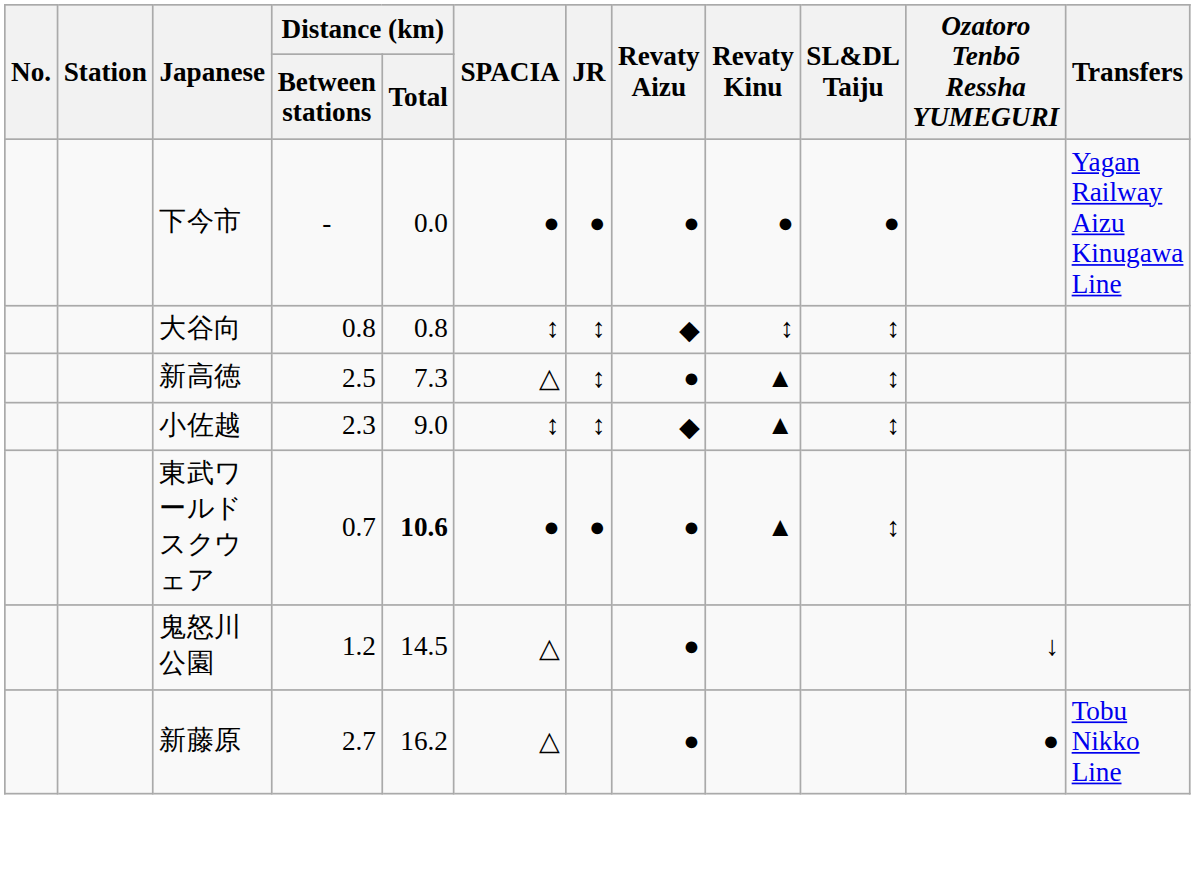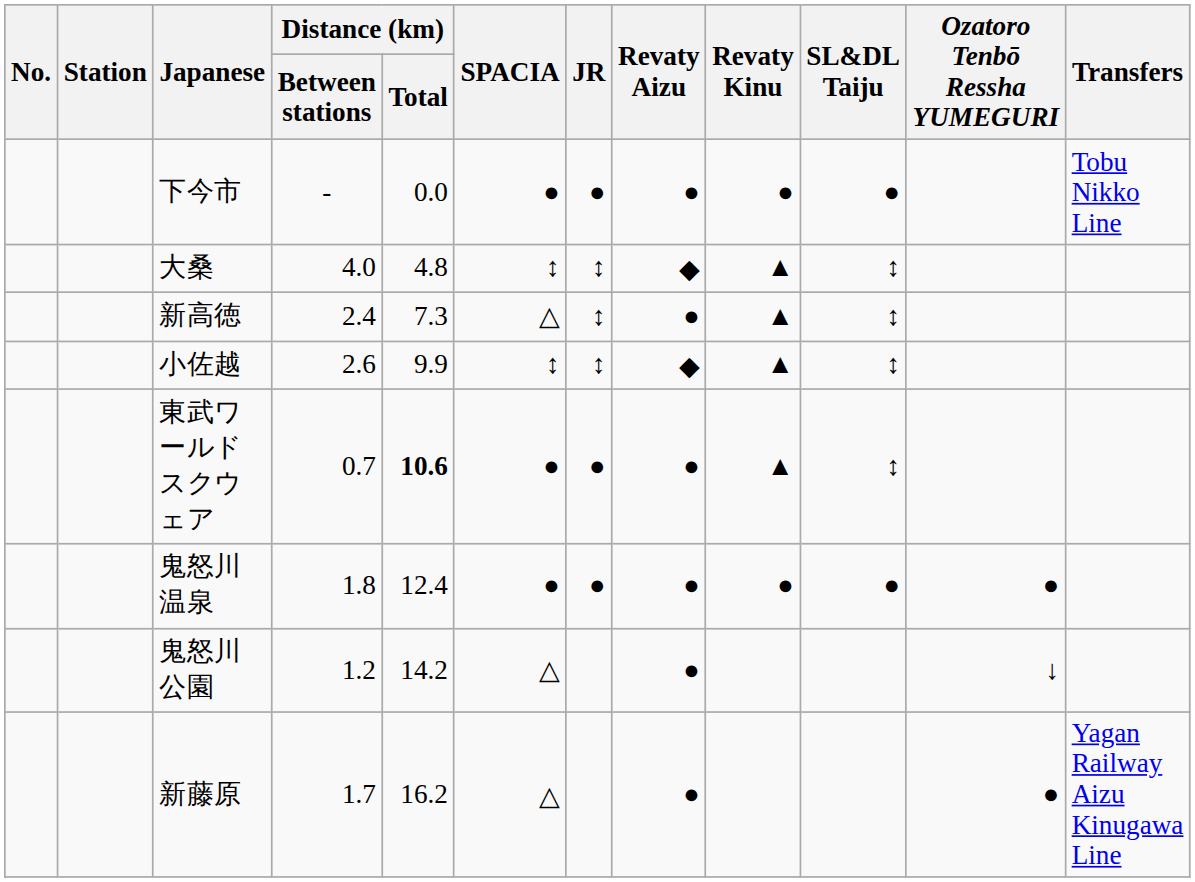(1128, 222) Yagan Railway Aizu Kinugawa Line -> (1106, 191) Tobu Nikko Line
- row: (200, 328)
+ row: (187, 267)
(359, 377) 2.5 -> (359, 316) 2.4
(359, 425) 2.3 -> (359, 364) 2.6
(431, 425) 9.0 -> (431, 364) 9.9
+ row: (200, 584)
(424, 646) 14.5 -> (424, 669) 14.2
(359, 741) 2.7 -> (359, 794) 1.7
(1106, 741) Tobu Nikko Line -> (1128, 794) Yagan Railway Aizu Kinugawa Line
